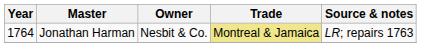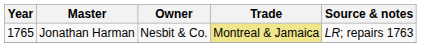(20, 33) 1764 -> (20, 33) 1765
